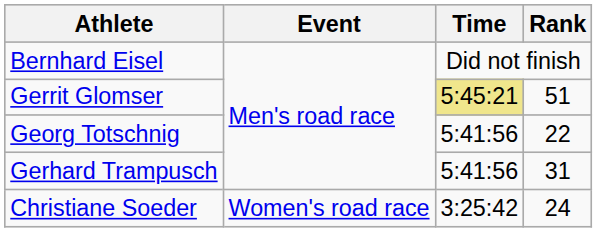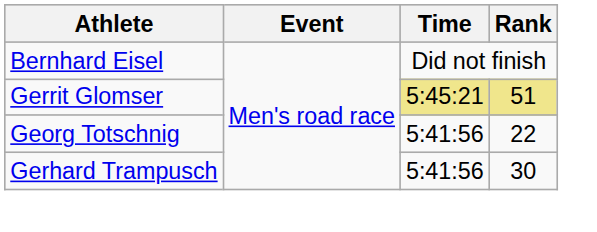(558, 97) no background -> (523, 97) khaki background
(558, 171) 31 -> (523, 171) 30
- row: (104, 208)
